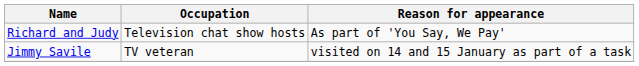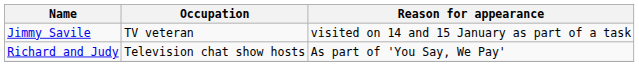rows swapped: (49, 52) <-> (63, 33)
